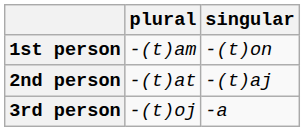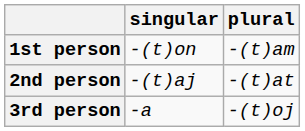columns swapped: (250, 20) <-> (163, 20)
